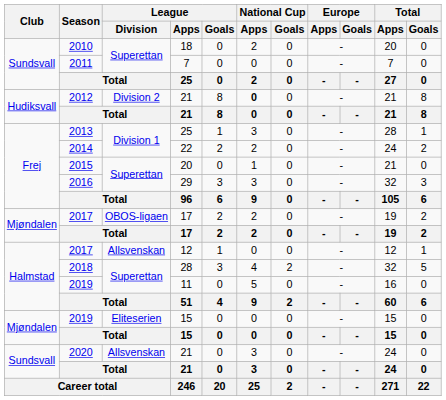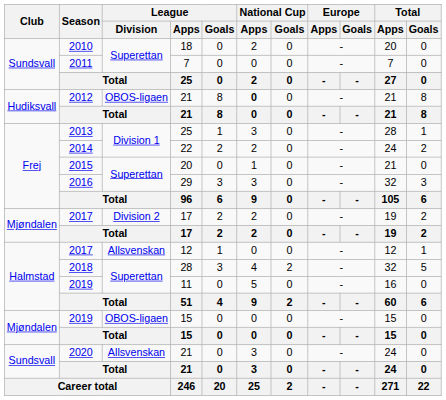(136, 98) Division 2 -> (136, 98) OBOS-ligaen
(136, 217) OBOS-ligaen -> (136, 217) Division 2
(136, 319) Eliteserien -> (136, 319) OBOS-ligaen
